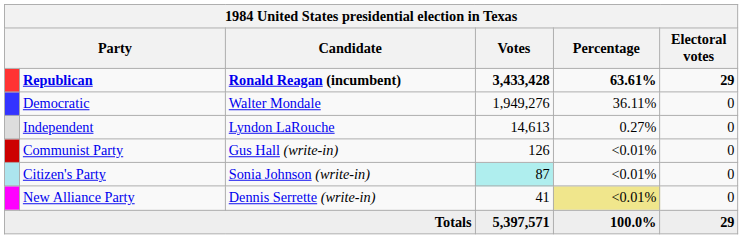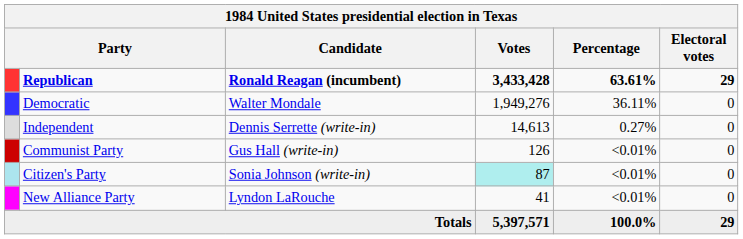(282, 127) Lyndon LaRouche -> (302, 127) Dennis Serrette (write-in)
(302, 198) Dennis Serrette (write-in) -> (282, 198) Lyndon LaRouche
(634, 198) khaki background -> (634, 198) no background
